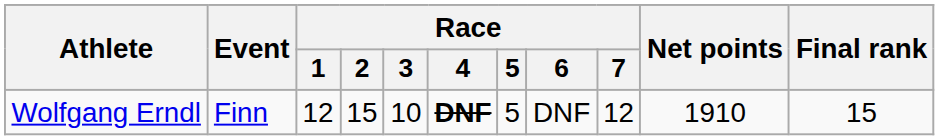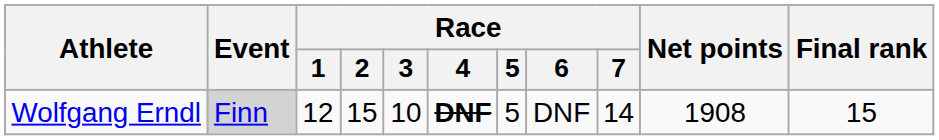(241, 113) no background -> (241, 113) lightgrey background
(619, 113) 12 -> (619, 113) 14
(715, 113) 1910 -> (715, 113) 1908
